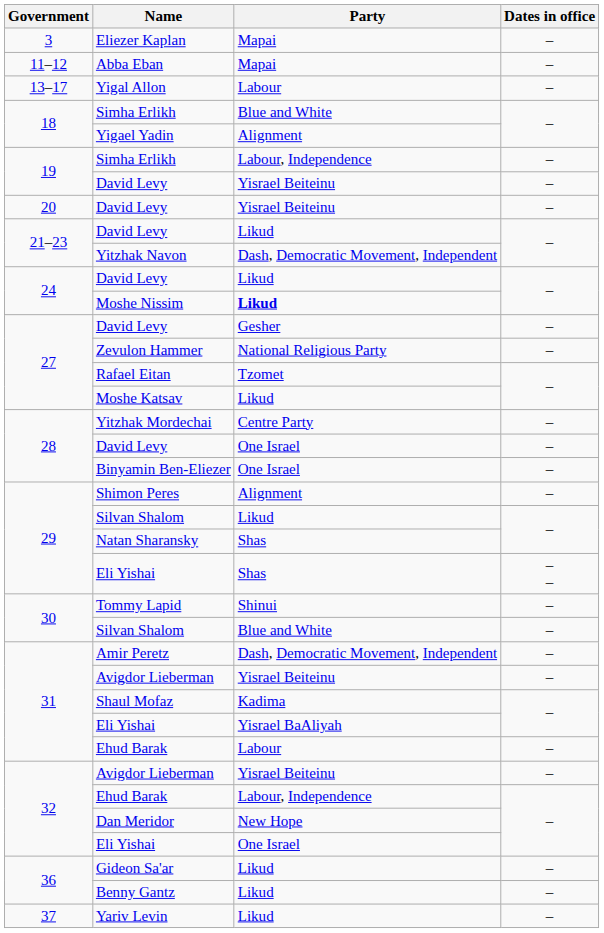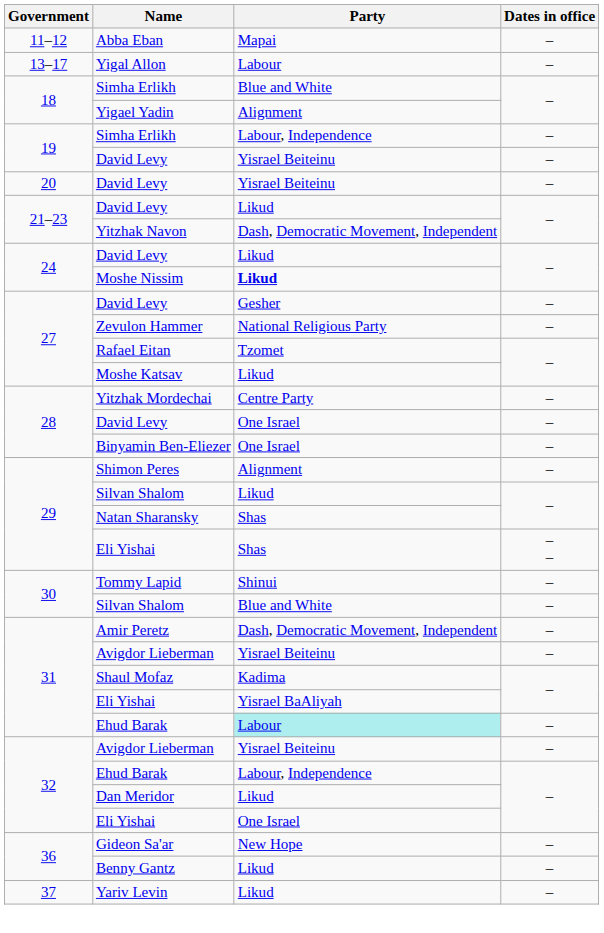- row: (48, 40)
(259, 748) no background -> (259, 725) paleturquoise background
(270, 820) New Hope -> (256, 796) Likud
(256, 868) Likud -> (270, 844) New Hope
